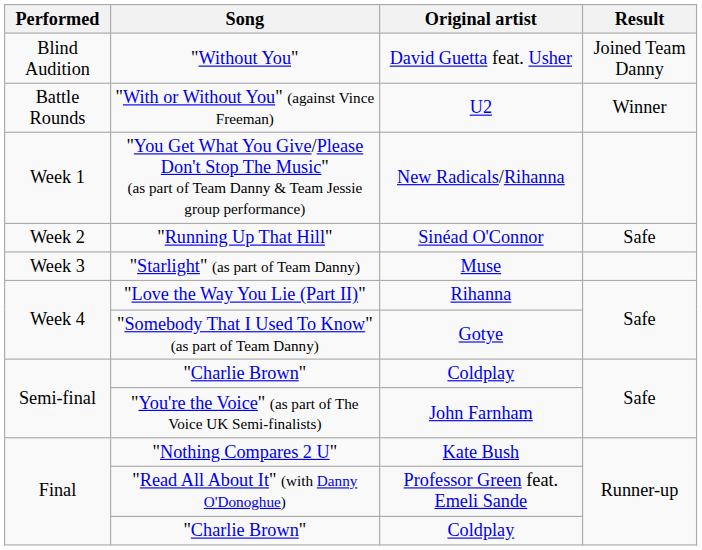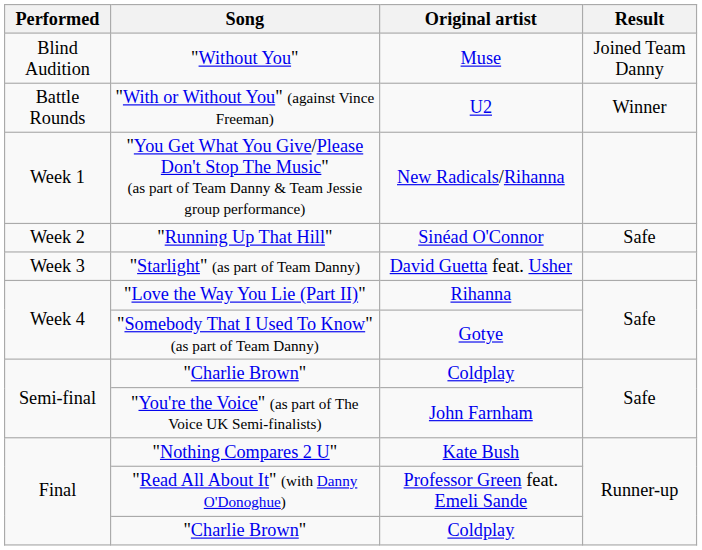(481, 58) David Guetta feat. Usher -> (481, 58) Muse
(481, 266) Muse -> (481, 266) David Guetta feat. Usher
